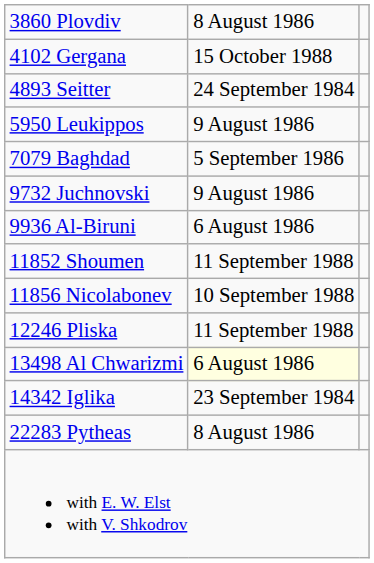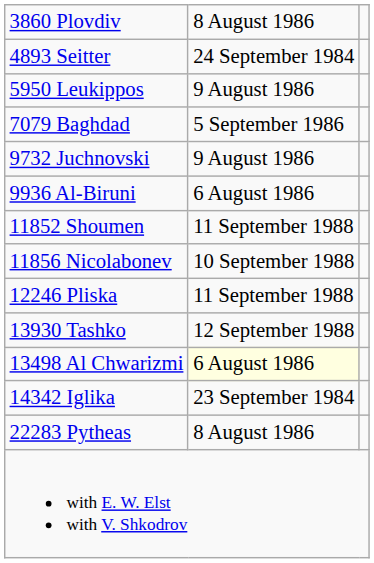- row: (68, 56)
+ row: (68, 329)
